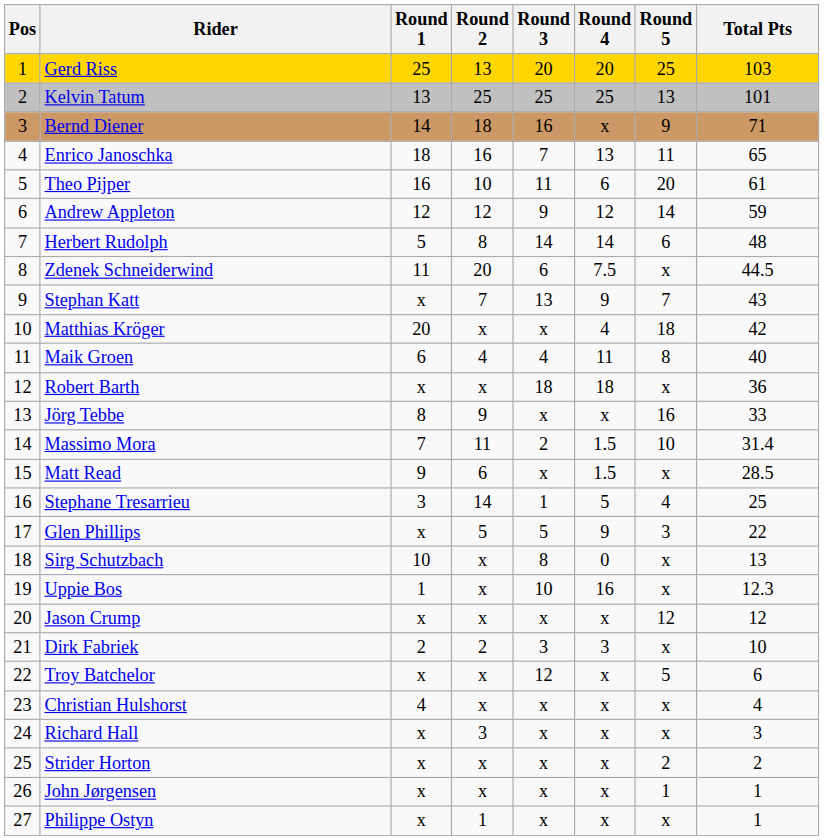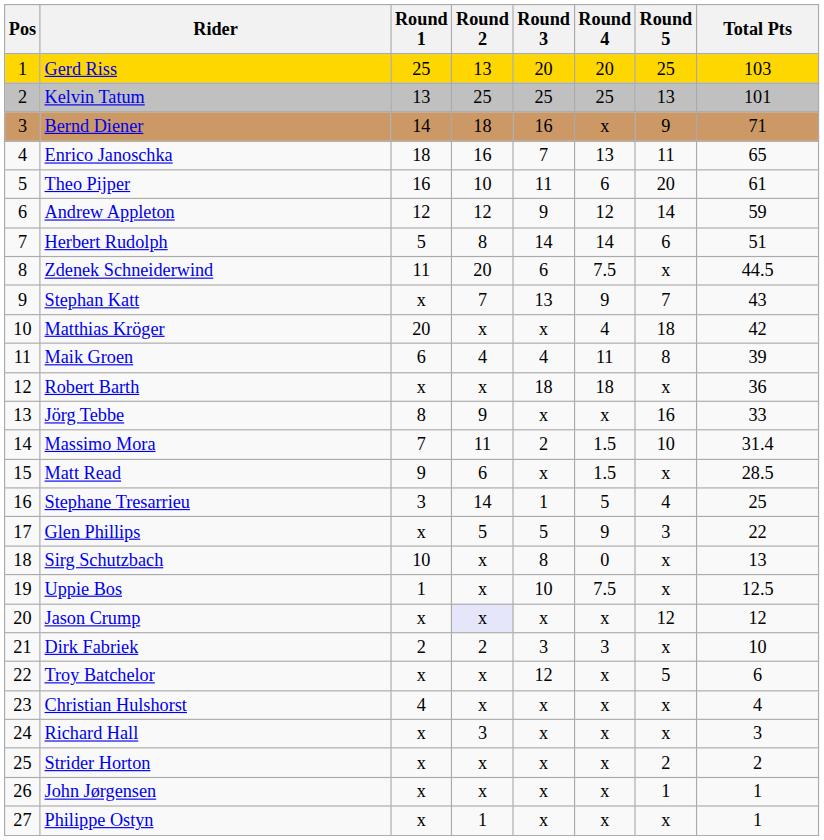(758, 241) 48 -> (758, 241) 51
(758, 357) 40 -> (758, 357) 39
(605, 589) 16 -> (605, 589) 7.5
(758, 589) 12.3 -> (758, 589) 12.5
(482, 618) no background -> (482, 618) lavender background
